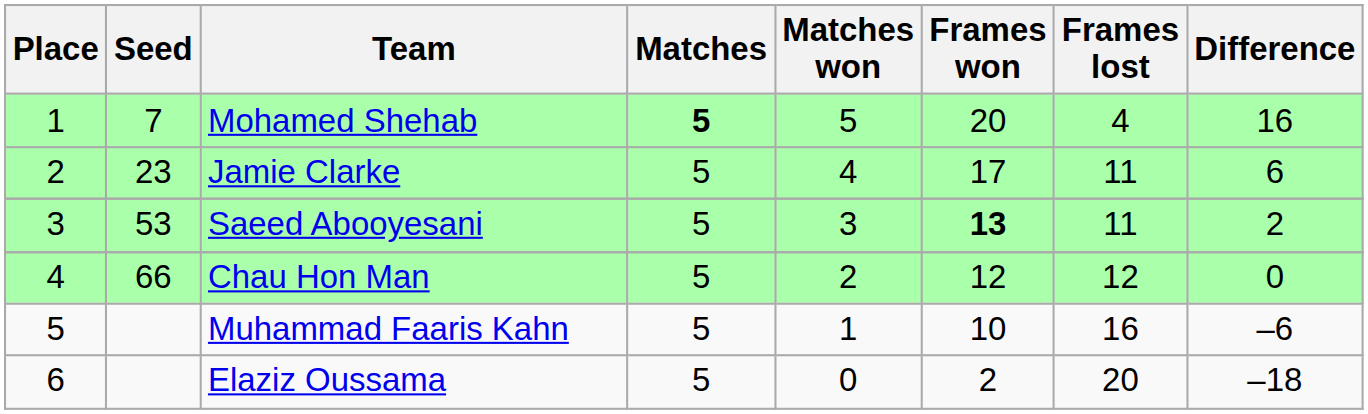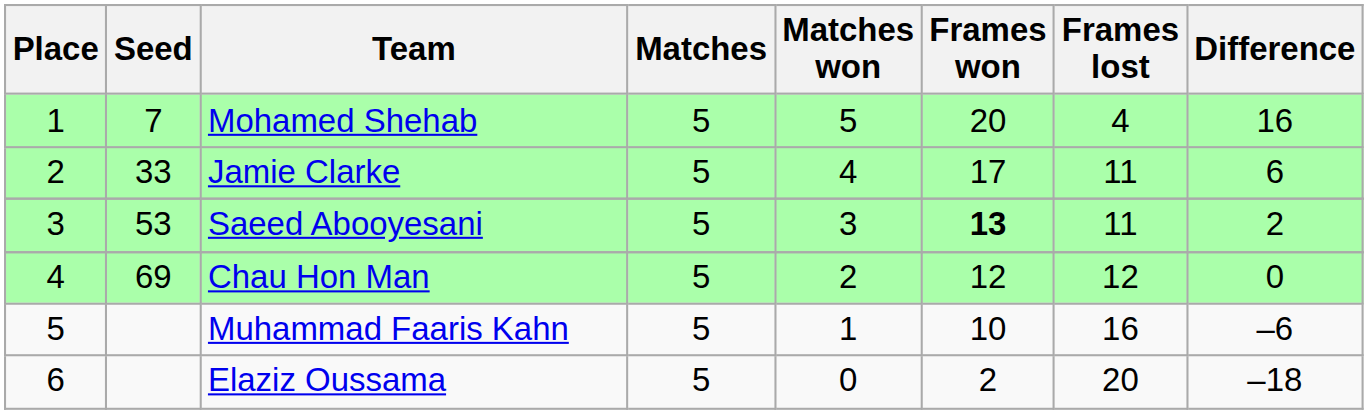(701, 119) bold -> (701, 119) normal
(153, 172) 23 -> (153, 172) 33
(153, 276) 66 -> (153, 276) 69
